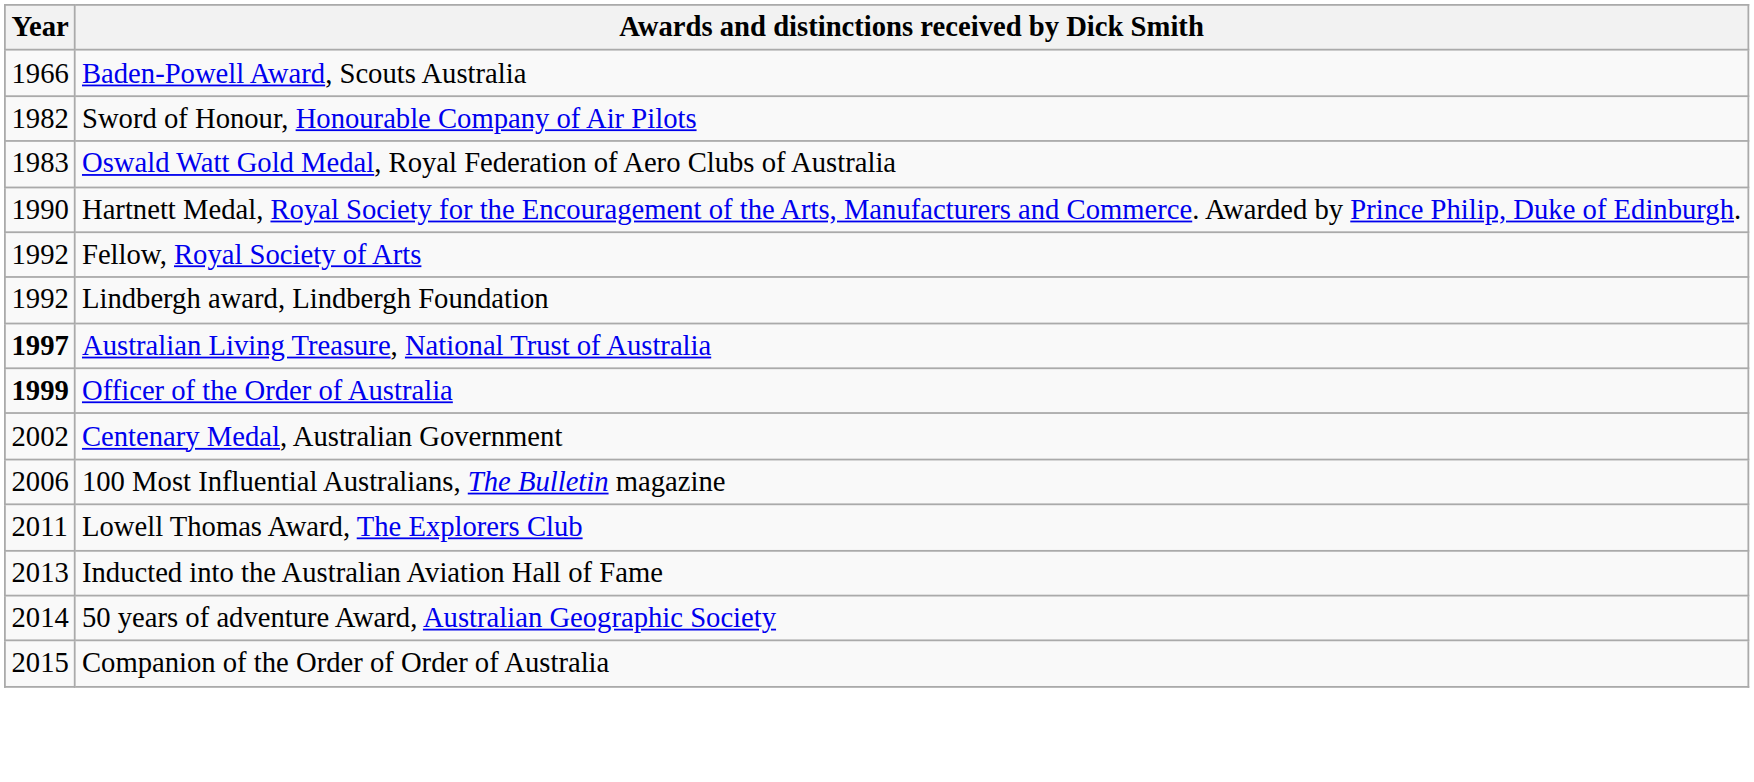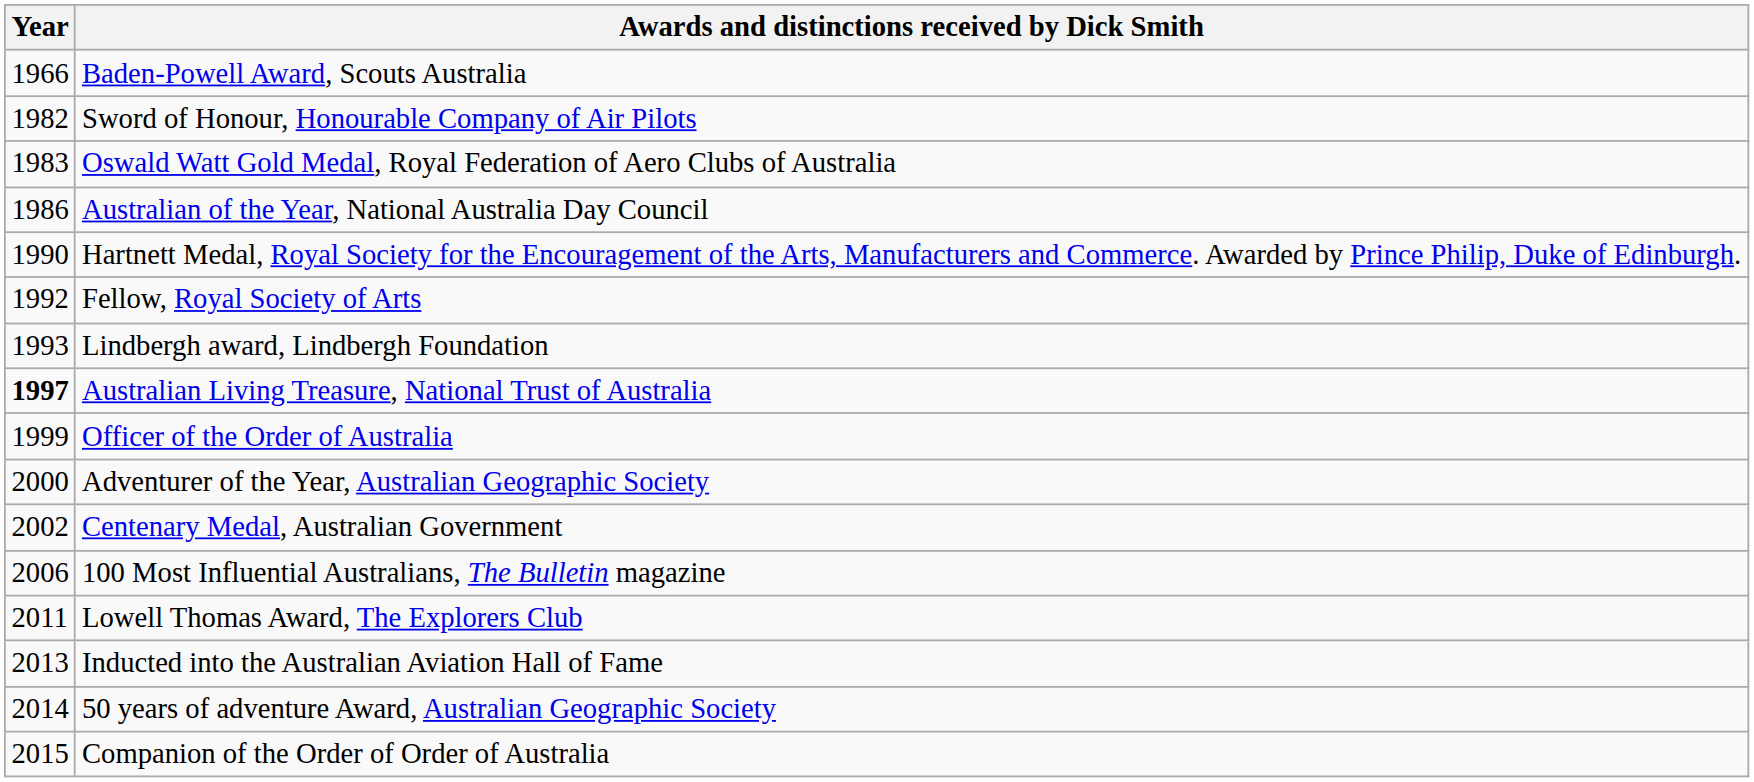+ row: (395, 208)
(40, 299) 1992 -> (40, 345) 1993
(40, 390) bold -> (40, 436) normal
+ row: (396, 481)
